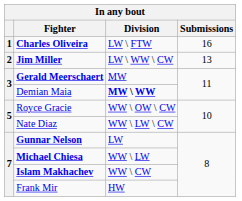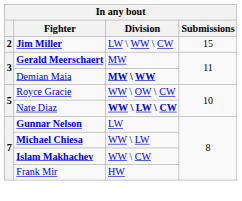- row: (52, 44)
(207, 60) 13 -> (208, 44) 15
(141, 124) normal -> (142, 108) bold
